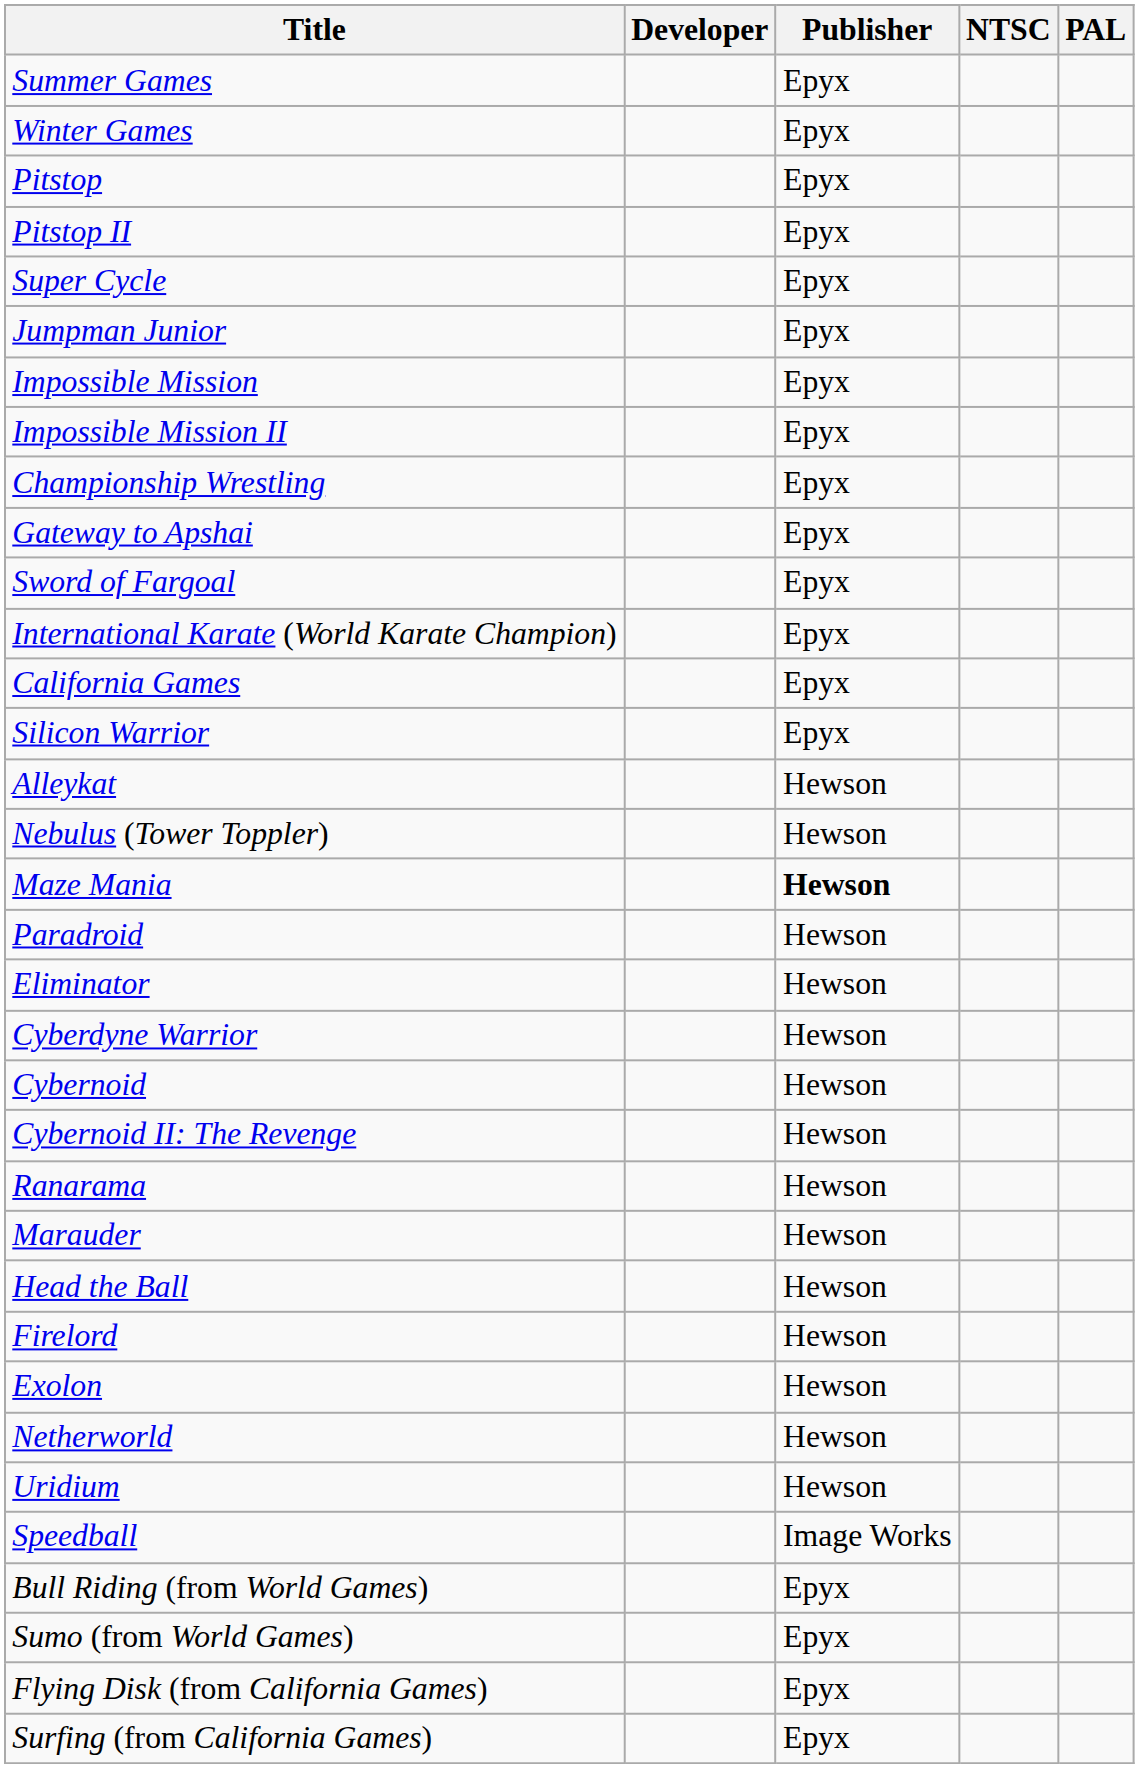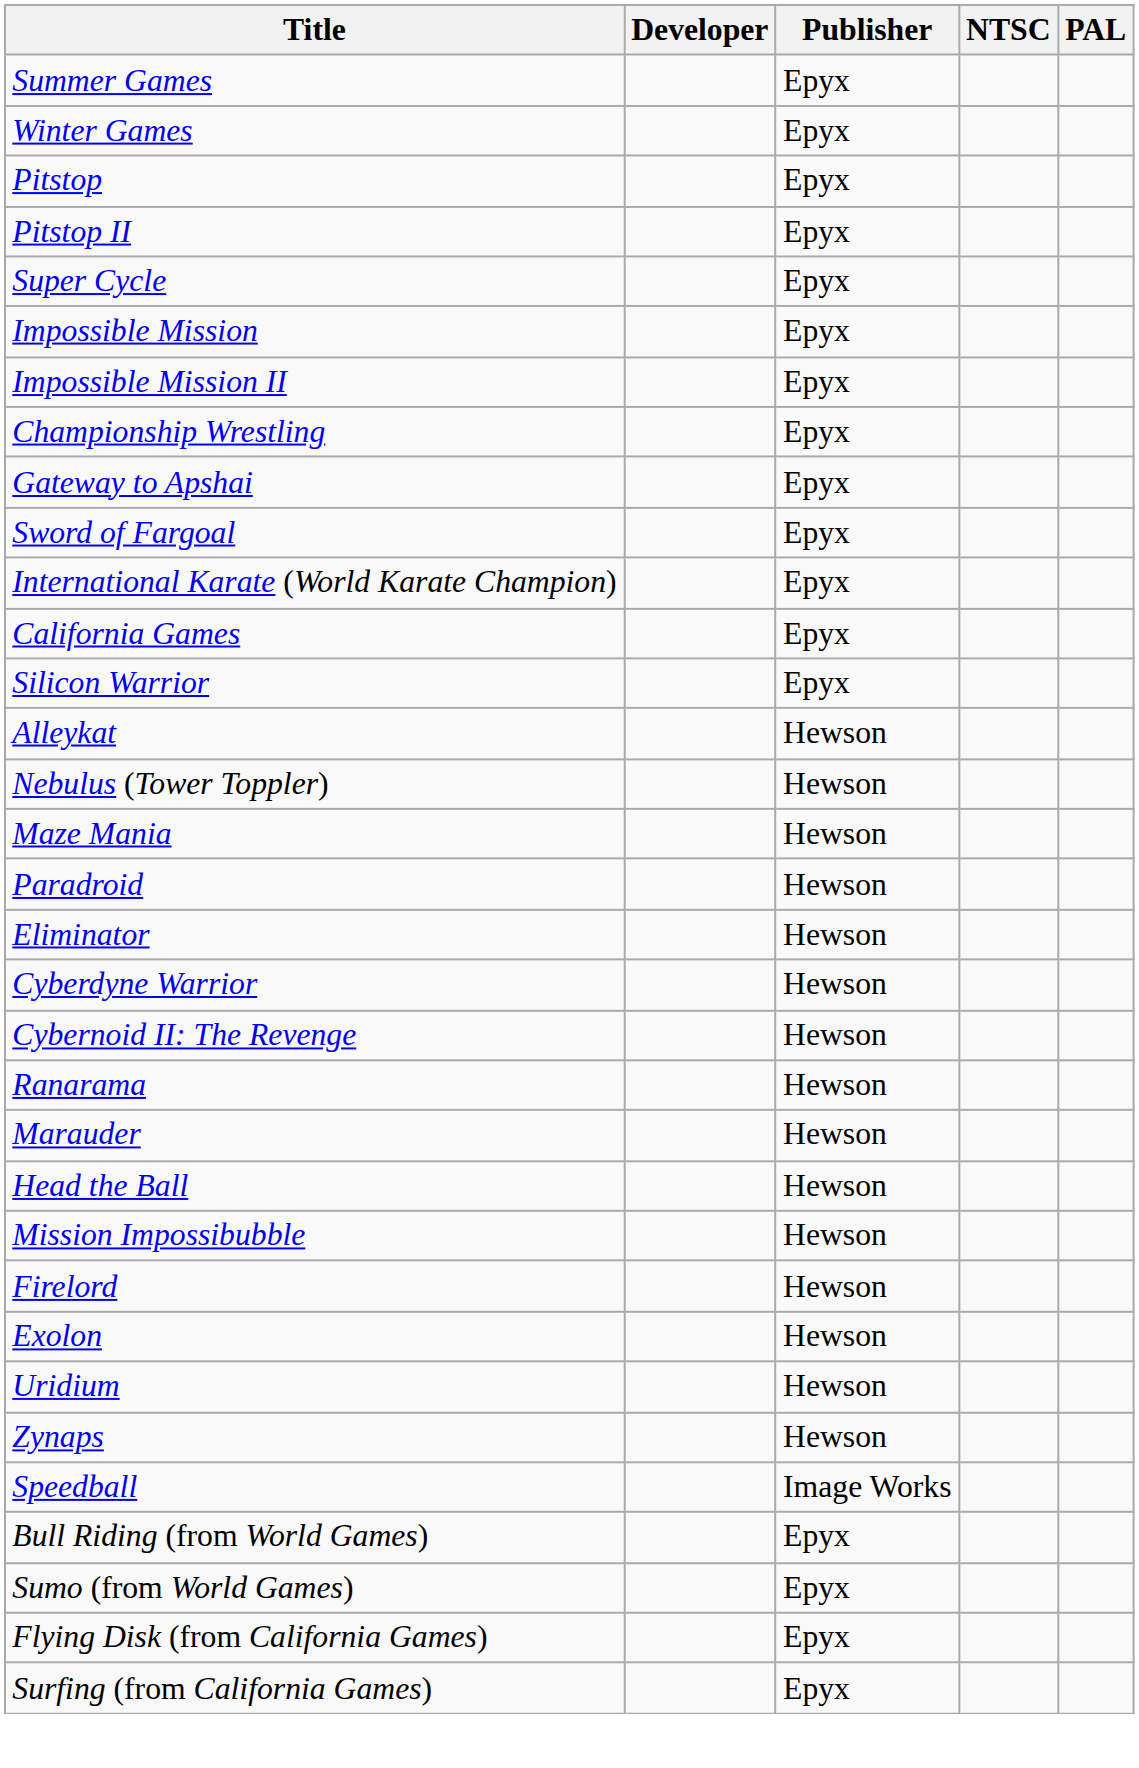- row: (119, 331)
(837, 883) bold -> (835, 833) normal
- row: (79, 1084)
+ row: (159, 1235)
- row: (92, 1436)
+ row: (58, 1436)
